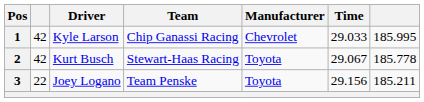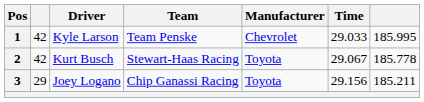(183, 37) Chip Ganassi Racing -> (162, 37) Team Penske
(40, 81) 22 -> (40, 81) 29
(162, 81) Team Penske -> (183, 81) Chip Ganassi Racing
